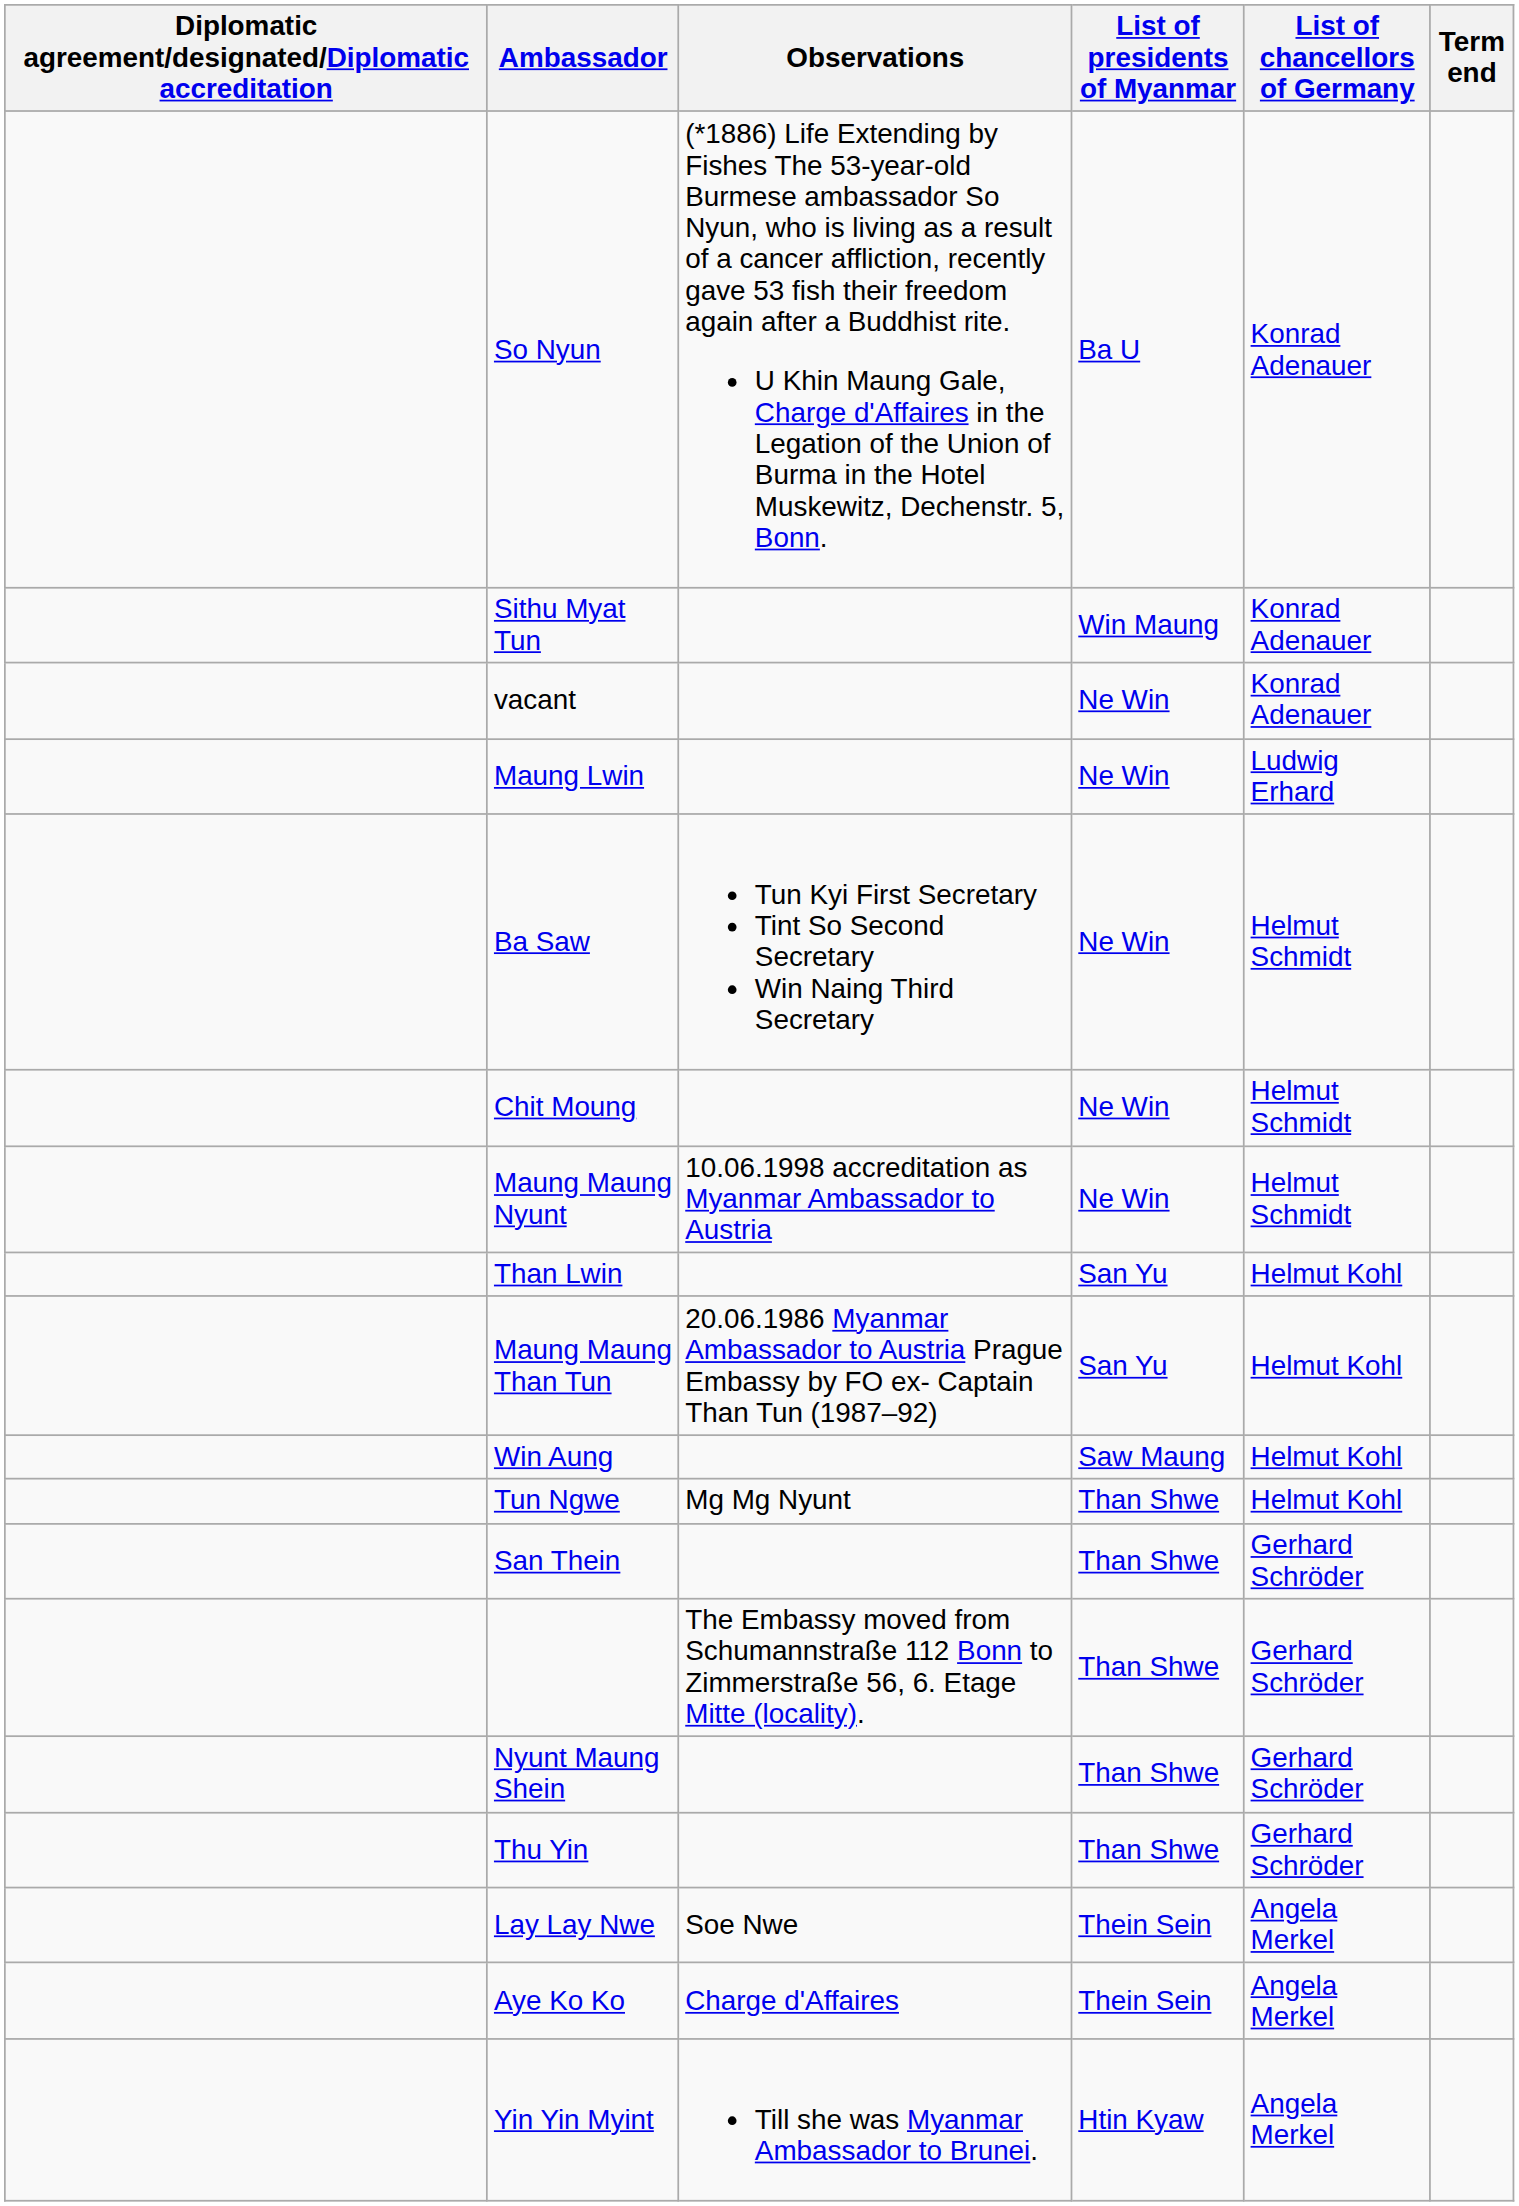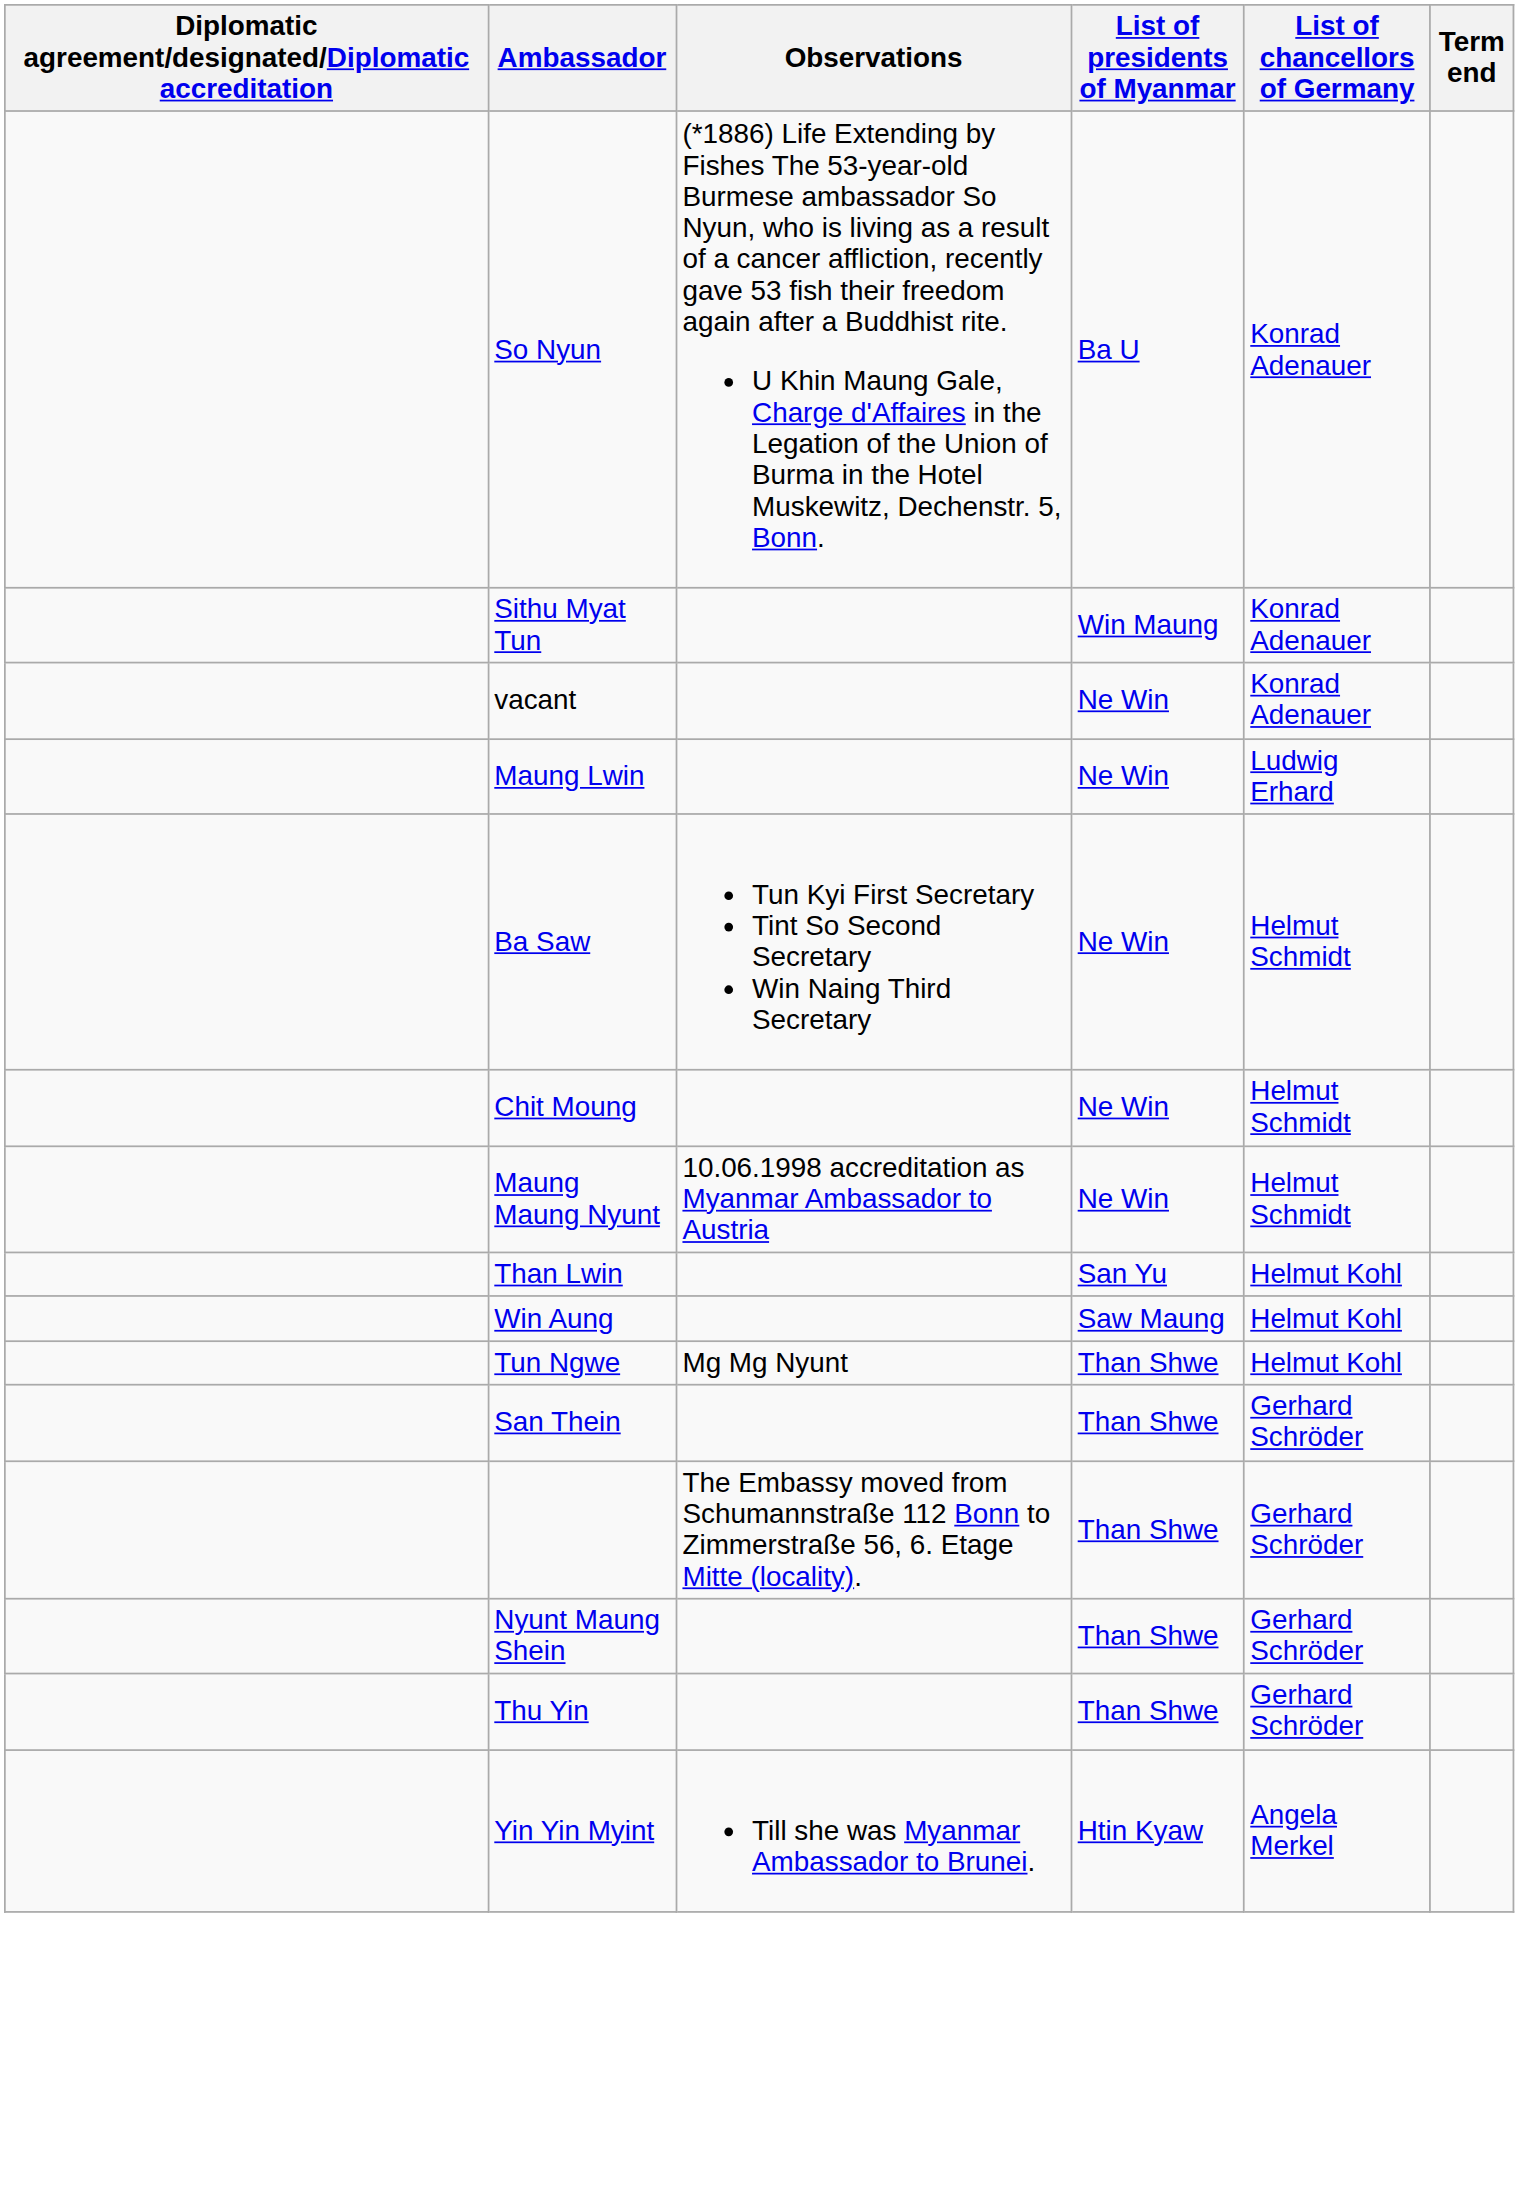- row: (583, 1365)
- row: (574, 1924)
- row: (559, 2000)
